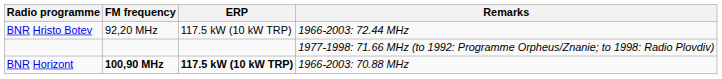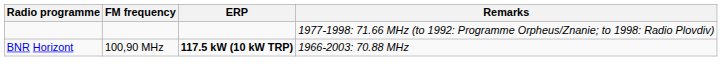- row: (49, 30)
(134, 64) bold -> (134, 47) normal
